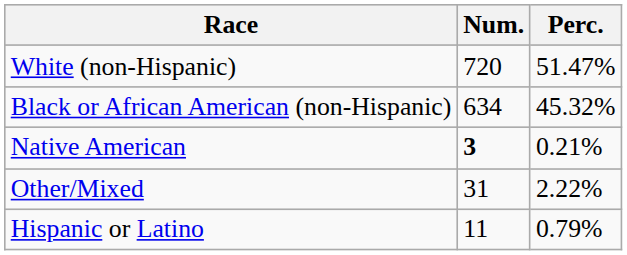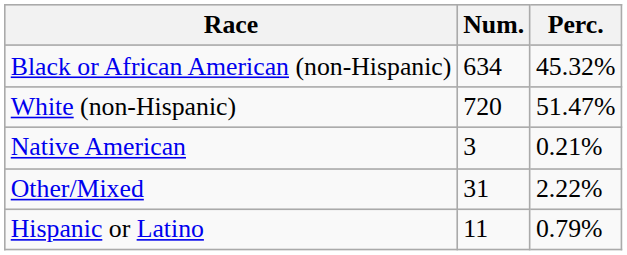rows swapped: (123, 65) <-> (231, 106)
(470, 147) bold -> (470, 147) normal
